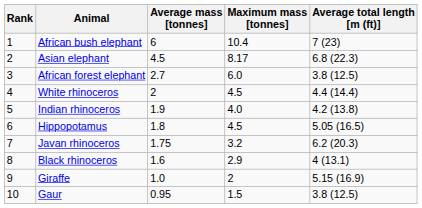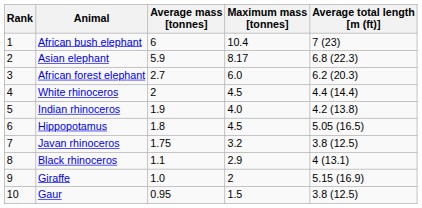(158, 59) 4.5 -> (158, 59) 5.9
(335, 76) 3.8 (12.5) -> (335, 76) 6.2 (20.3)
(335, 144) 6.2 (20.3) -> (335, 144) 3.8 (12.5)
(158, 161) 1.6 -> (158, 161) 1.1
